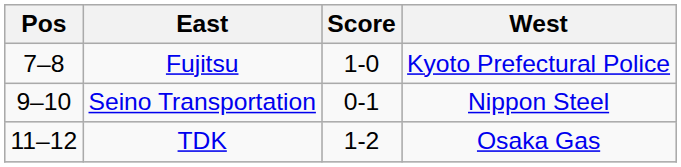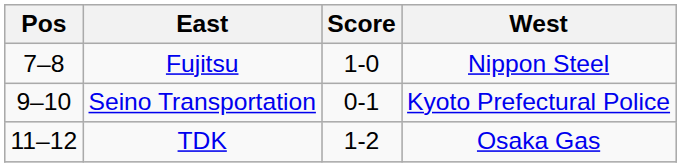(539, 63) Kyoto Prefectural Police -> (539, 63) Nippon Steel
(539, 102) Nippon Steel -> (539, 102) Kyoto Prefectural Police
